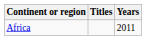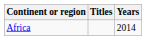(126, 27) 2011 -> (126, 27) 2014
